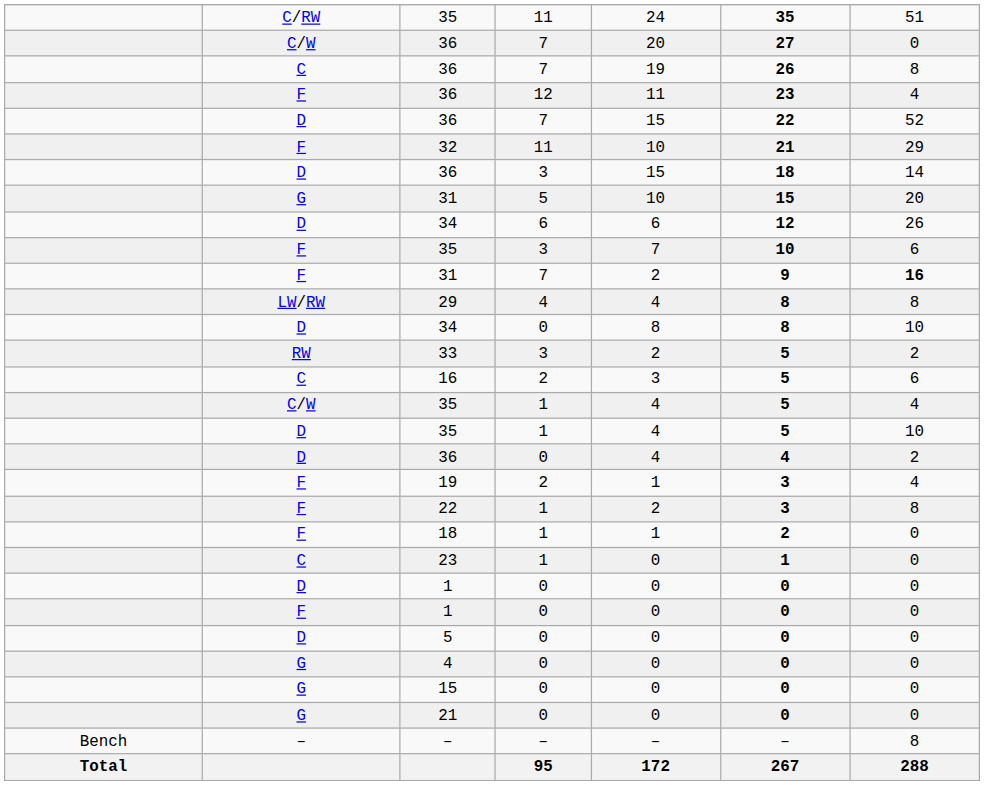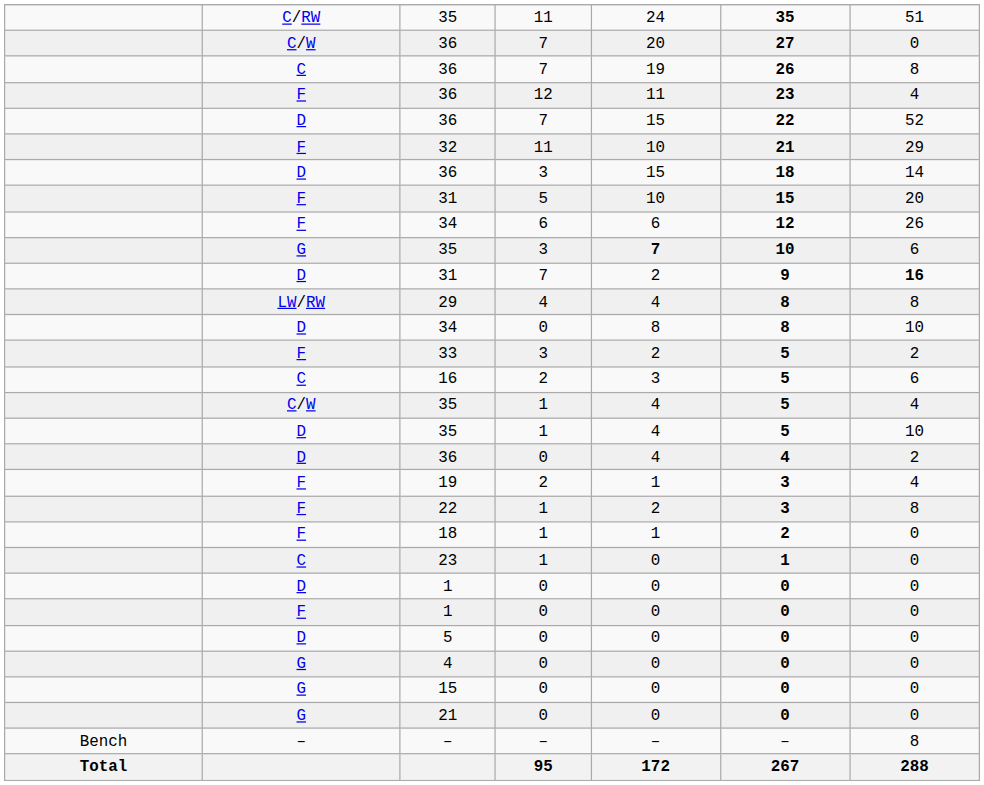(301, 198) G -> (301, 198) F
(301, 224) D -> (301, 224) F
(301, 250) F -> (301, 250) G
(656, 250) normal -> (656, 250) bold
(301, 276) F -> (301, 276) D
(301, 354) RW -> (301, 354) F
